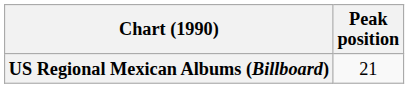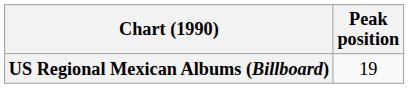(368, 68) 21 -> (368, 68) 19
